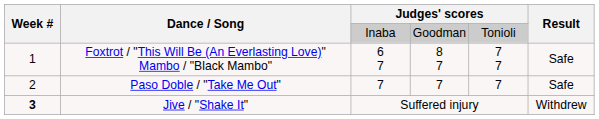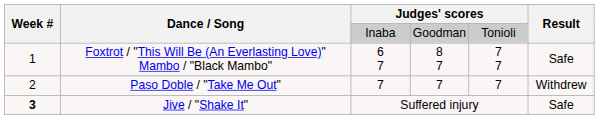(561, 85) Safe -> (561, 85) Withdrew
(561, 104) Withdrew -> (561, 104) Safe
